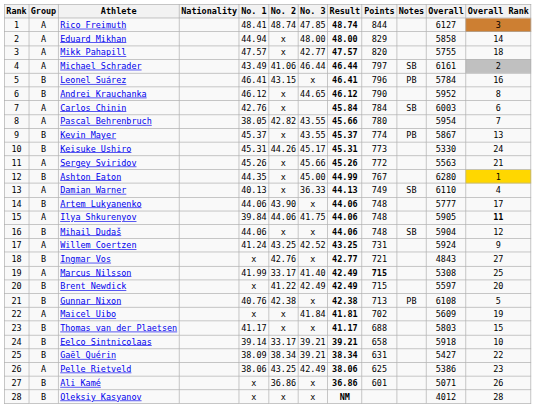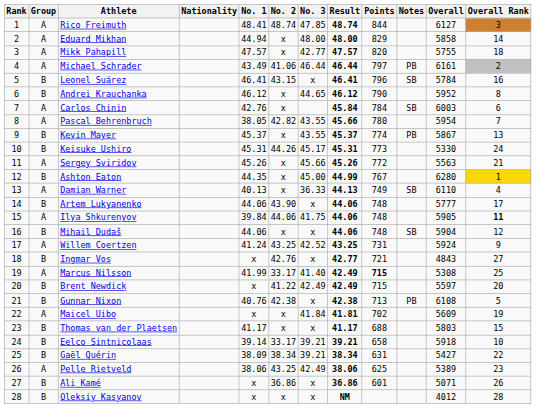(411, 66) SB -> (411, 66) PB
(411, 80) PB -> (411, 80) SB
(446, 369) 5386 -> (446, 369) 5389
